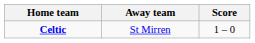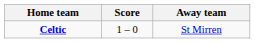columns swapped: (224, 12) <-> (150, 12)
